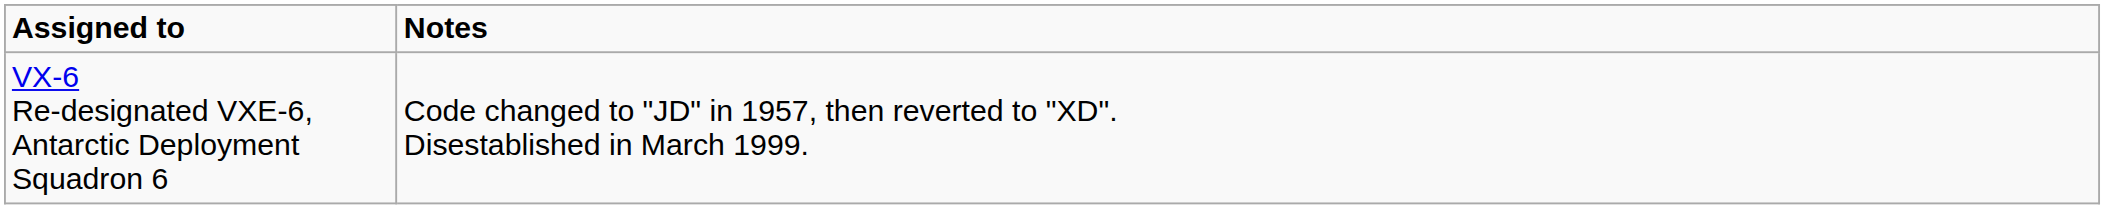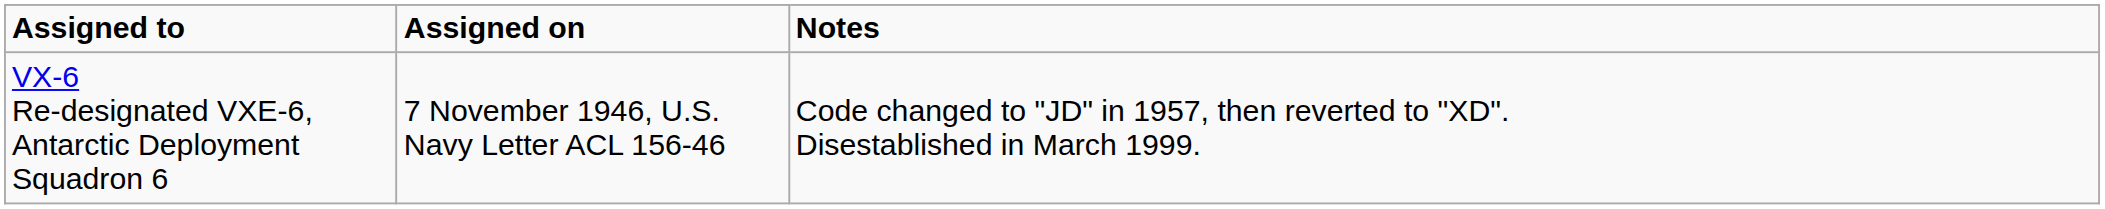+ column: (495, 28)
